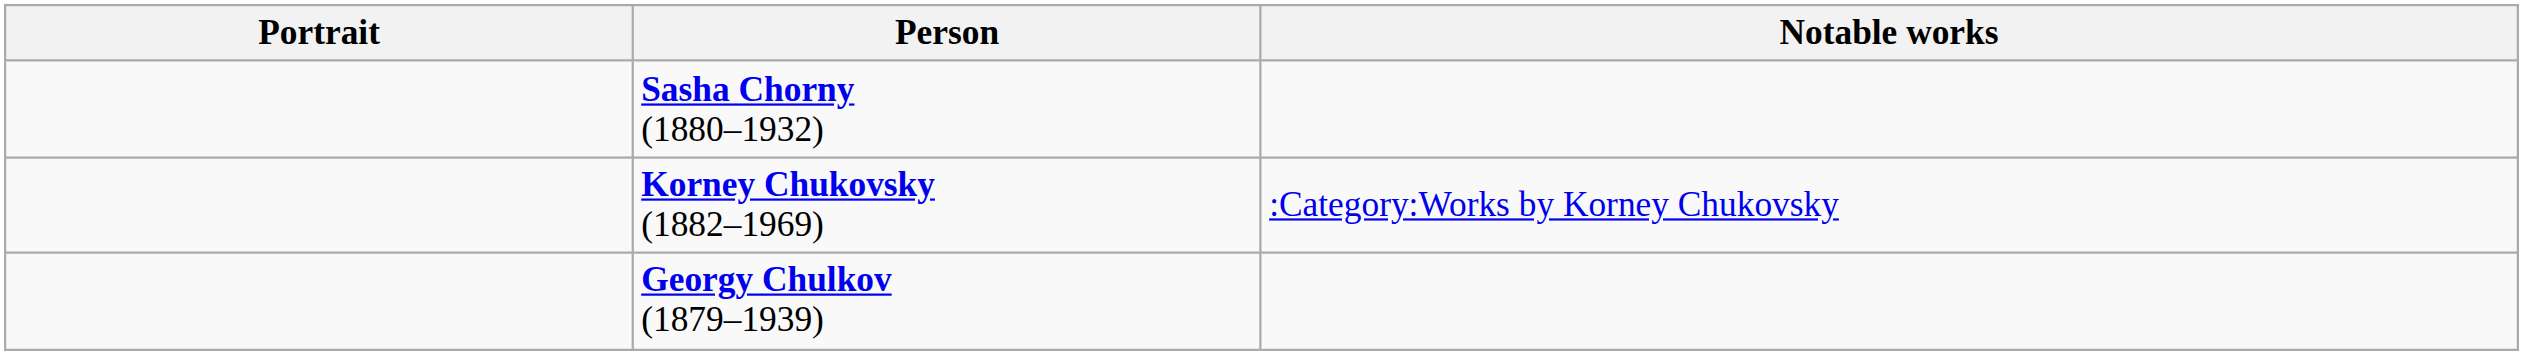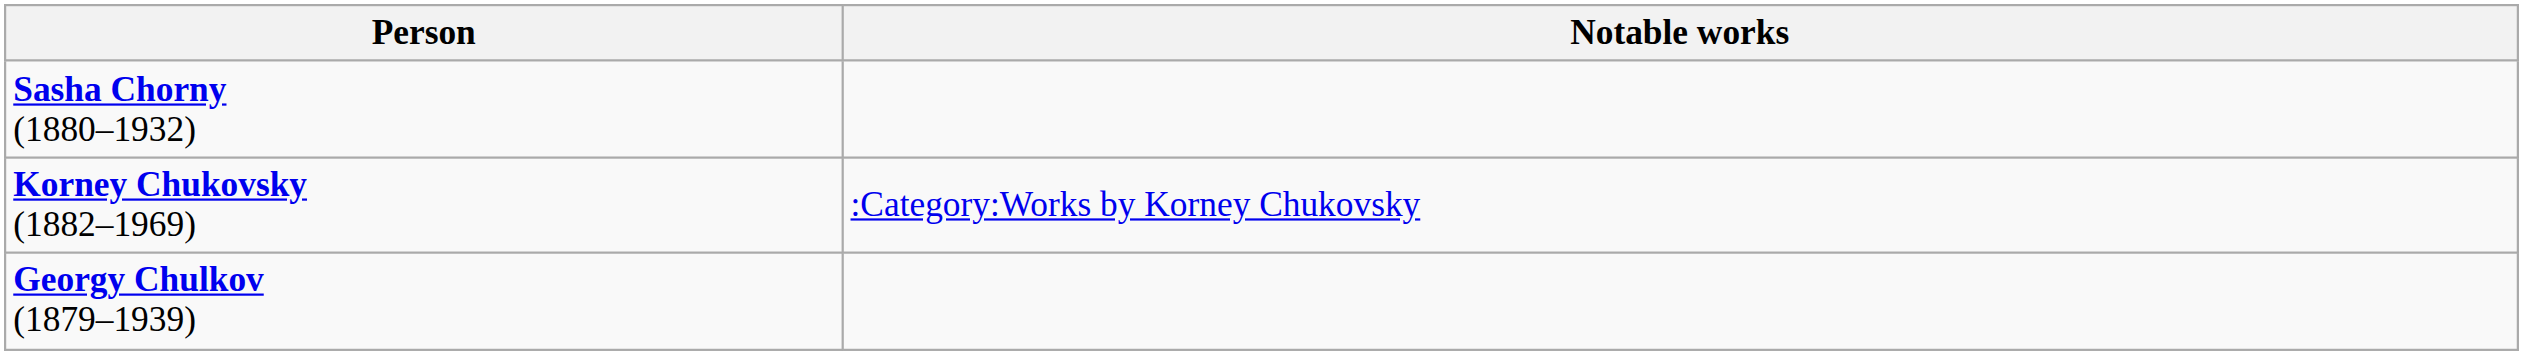- column: (319, 32)
